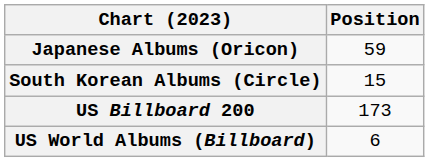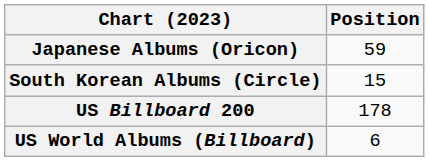(375, 111) 173 -> (375, 111) 178
